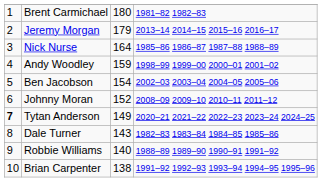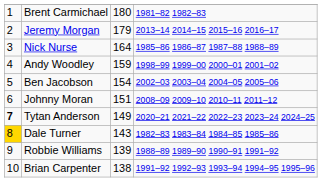(122, 99) 152 -> (122, 99) 151
(10, 133) no background -> (10, 133) gold background
(122, 151) 140 -> (122, 151) 139
